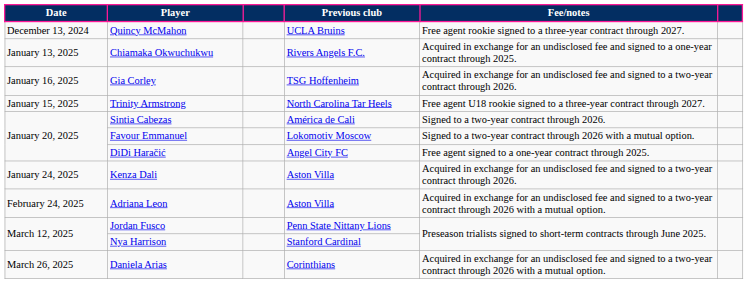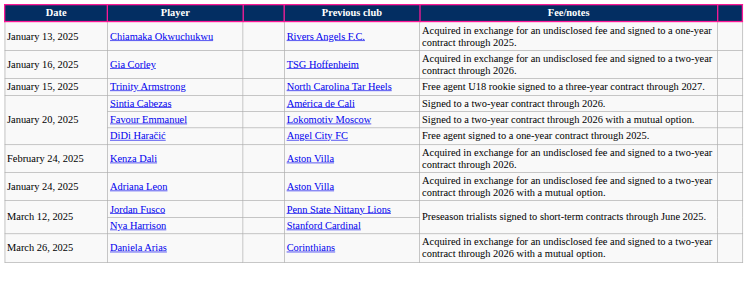- row: (148, 30)
(43, 175) January 24, 2025 -> (45, 158) February 24, 2025
(45, 203) February 24, 2025 -> (43, 186) January 24, 2025
